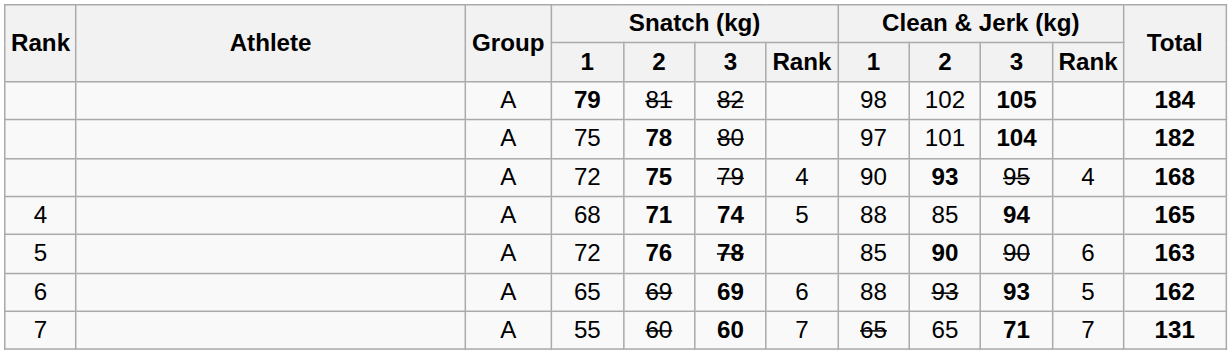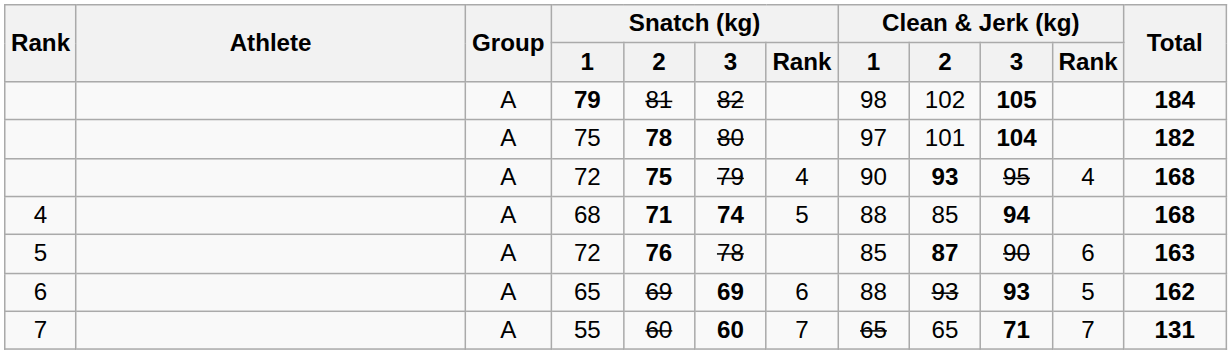(1175, 215) 165 -> (1175, 215) 168
(730, 253) bold -> (730, 253) normal
(945, 253) 90 -> (945, 253) 87
